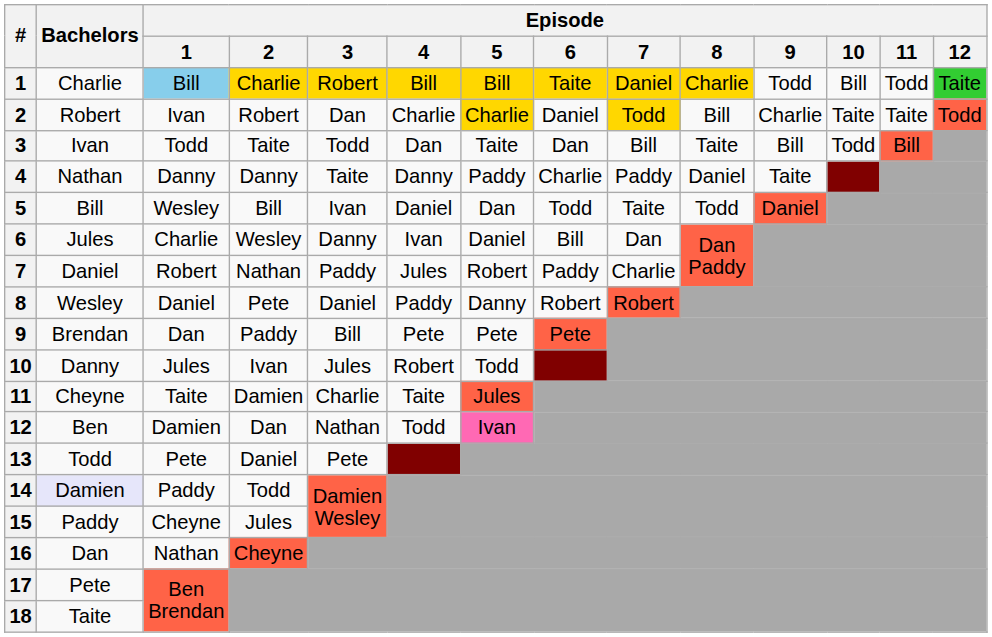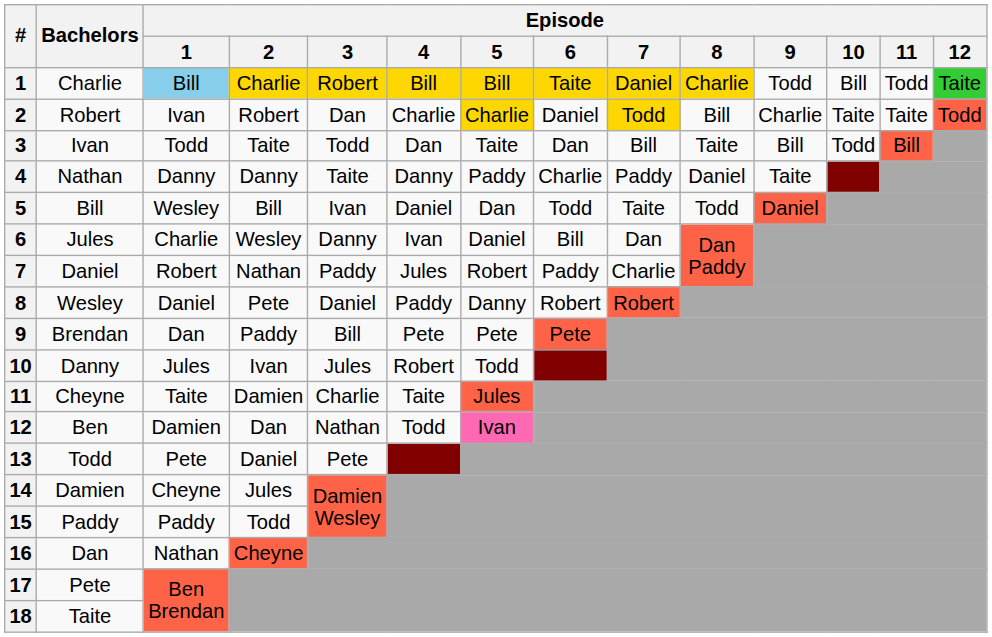(90, 490) lavender background -> (90, 490) no background
(186, 490) Paddy -> (186, 490) Cheyne
(269, 490) Todd -> (269, 490) Jules
(186, 521) Cheyne -> (186, 521) Paddy
(269, 521) Jules -> (269, 521) Todd
